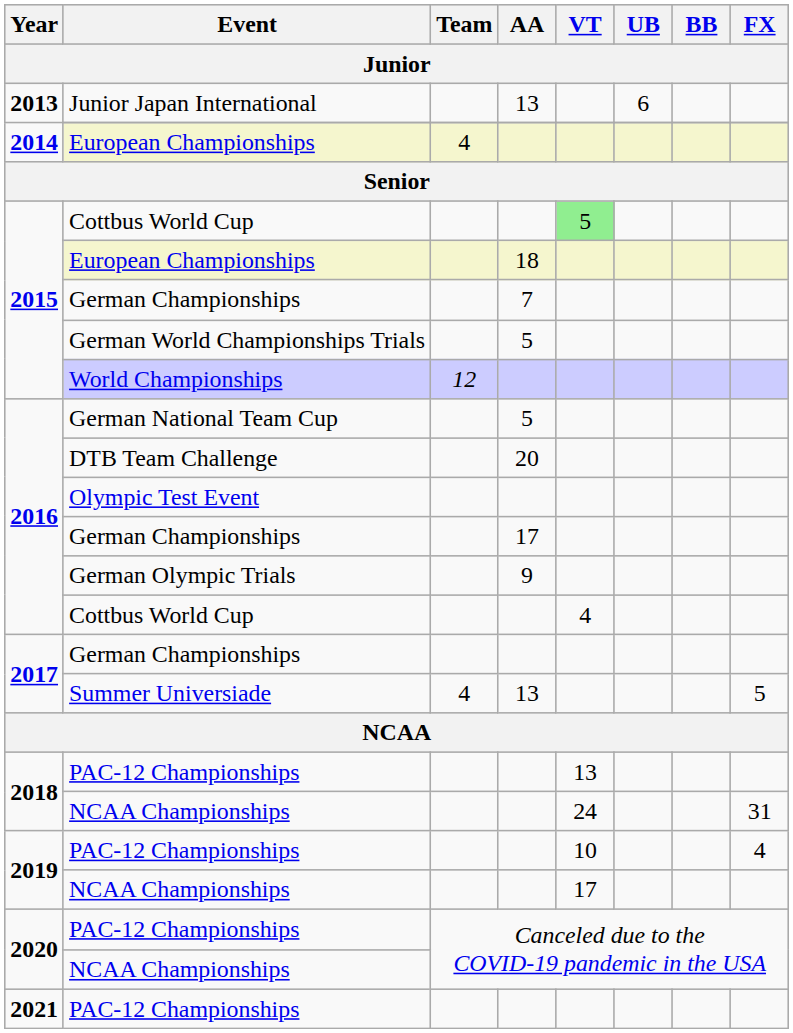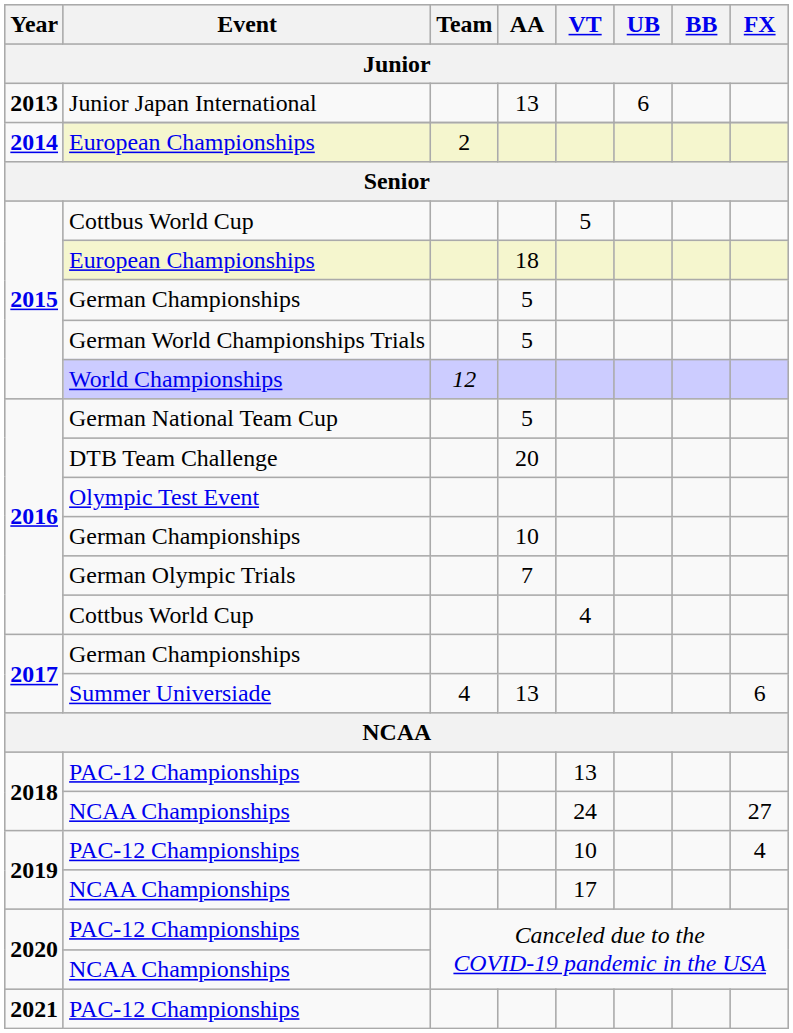(464, 142) 4 -> (464, 142) 2
(585, 221) lightgreen background -> (585, 221) no background
(527, 299) 7 -> (527, 299) 5
(527, 535) 17 -> (527, 535) 10
(527, 575) 9 -> (527, 575) 7
(760, 693) 5 -> (760, 693) 6
(760, 811) 31 -> (760, 811) 27
